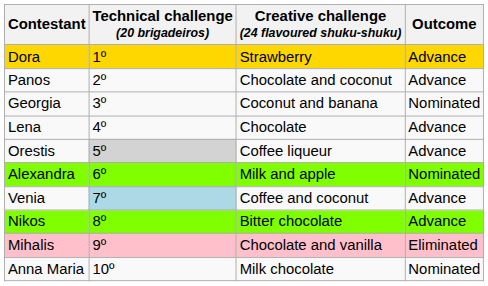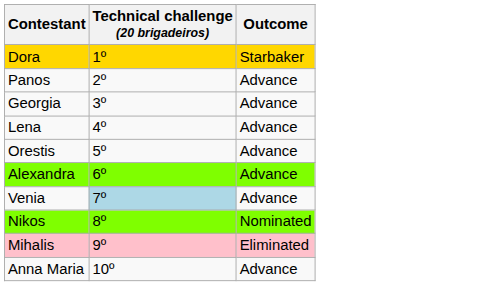- column: (321, 24)
(437, 56) Advance -> (272, 56) Starbaker
(444, 103) Nominated -> (269, 103) Advance
(99, 151) lightgrey background -> (99, 151) no background
(444, 174) Nominated -> (269, 174) Advance
(437, 221) Advance -> (276, 221) Nominated
(444, 269) Nominated -> (269, 269) Advance
